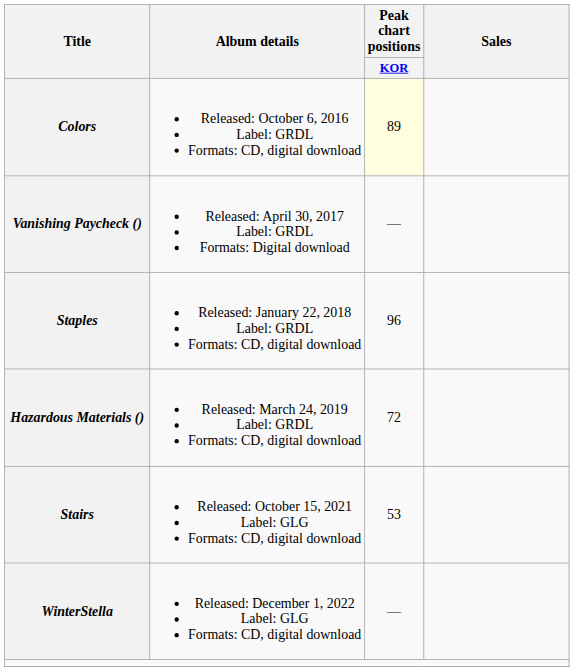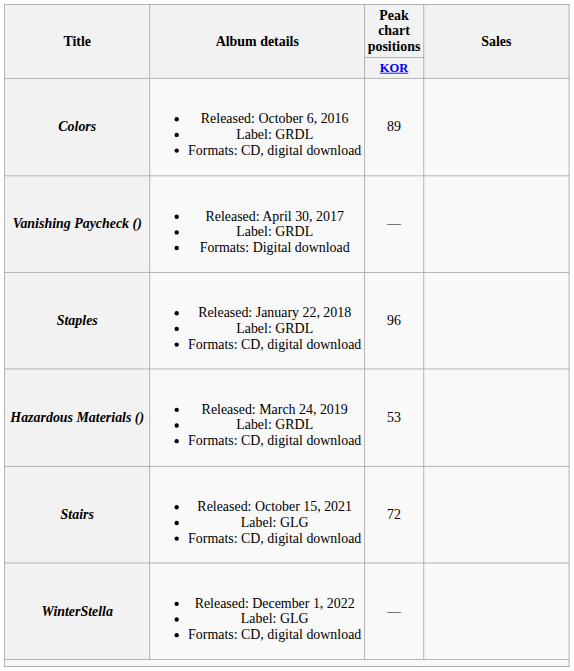(394, 127) lightyellow background -> (394, 127) no background
(394, 417) 72 -> (394, 417) 53
(394, 514) 53 -> (394, 514) 72
